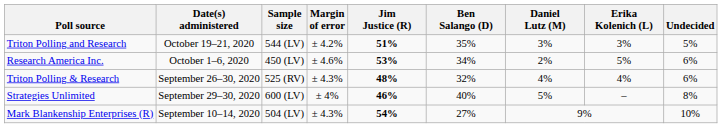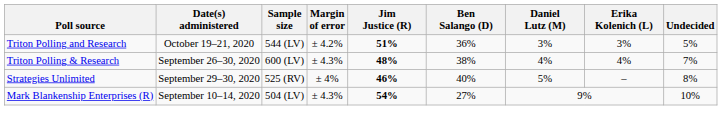(466, 43) 35% -> (466, 43) 36%
- row: (55, 61)
(285, 78) 525 (RV) -> (285, 61) 600 (LV)
(466, 78) 32% -> (466, 61) 38%
(690, 78) 6% -> (690, 61) 7%
(285, 96) 600 (LV) -> (285, 78) 525 (RV)
